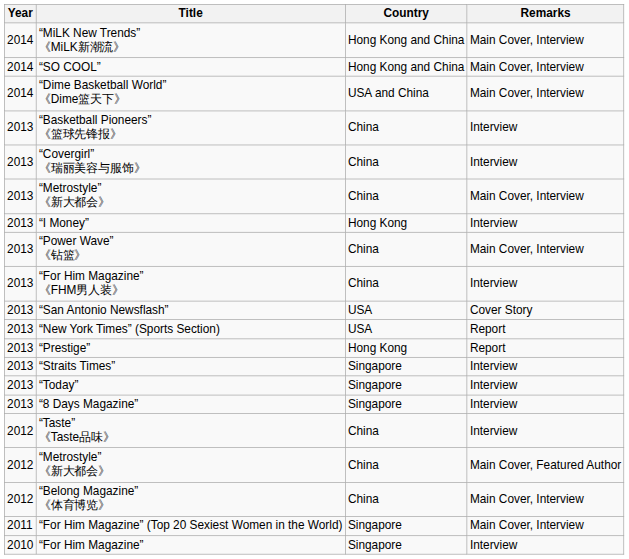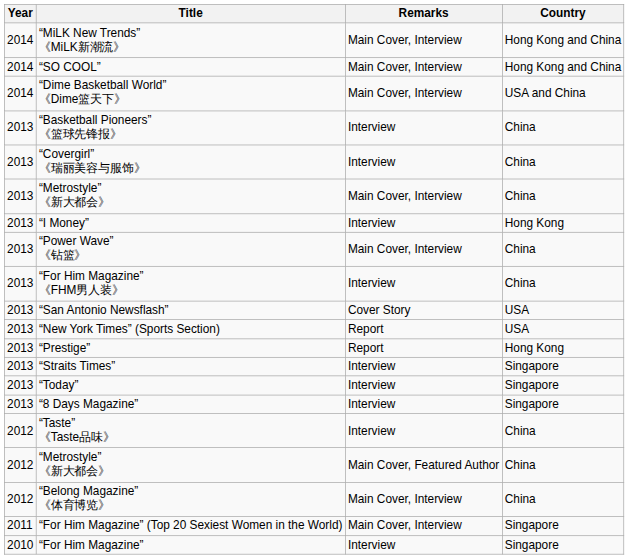columns swapped: (406, 13) <-> (546, 13)
